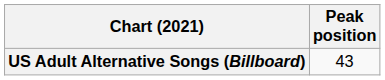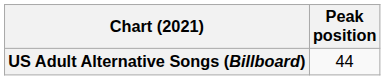(345, 61) 43 -> (345, 61) 44
